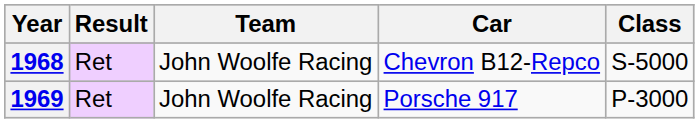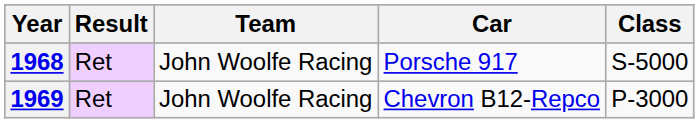(492, 62) Chevron B12-Repco -> (451, 62) Porsche 917
(451, 100) Porsche 917 -> (492, 100) Chevron B12-Repco
